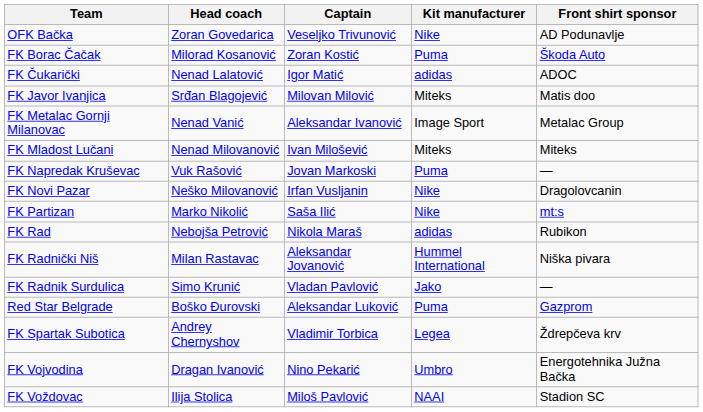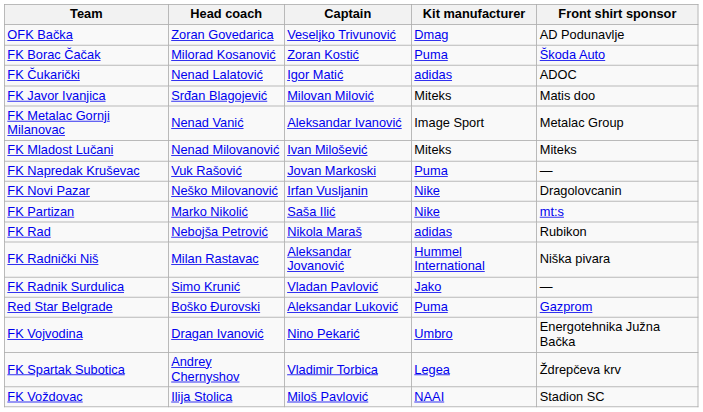(427, 34) Nike -> (431, 34) Dmag
rows swapped: (66, 334) <-> (45, 369)
